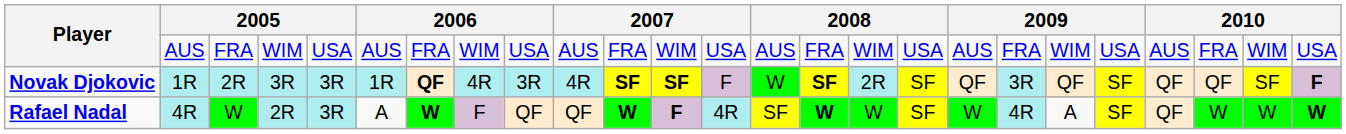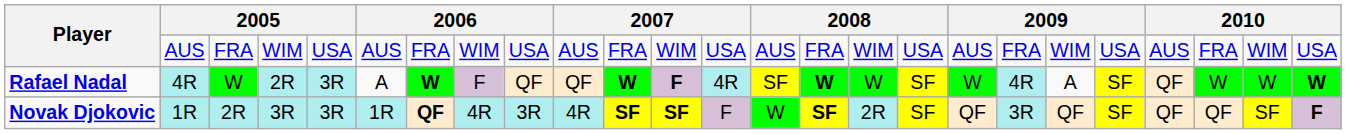rows swapped: (82, 81) <-> (68, 112)
